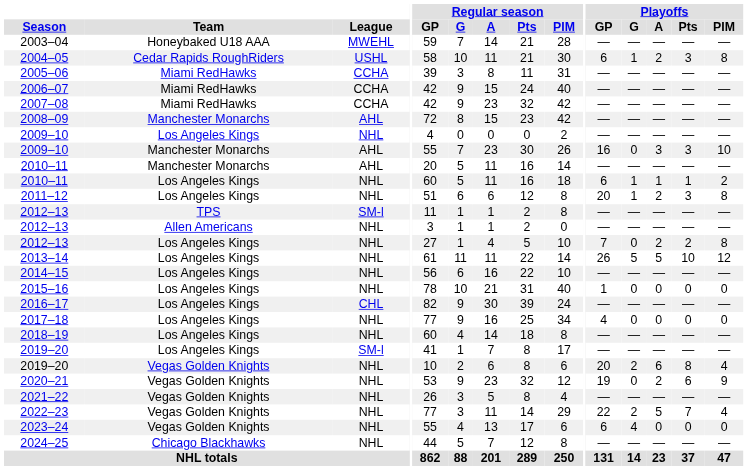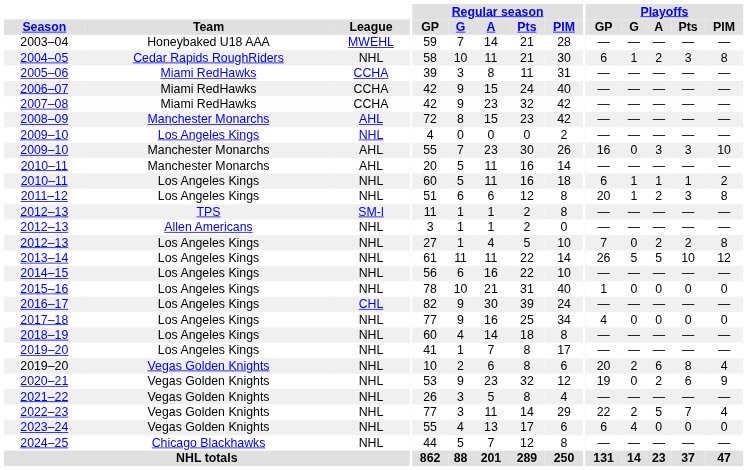(371, 58) USHL -> (371, 58) NHL
(371, 350) SM-l -> (371, 350) NHL
